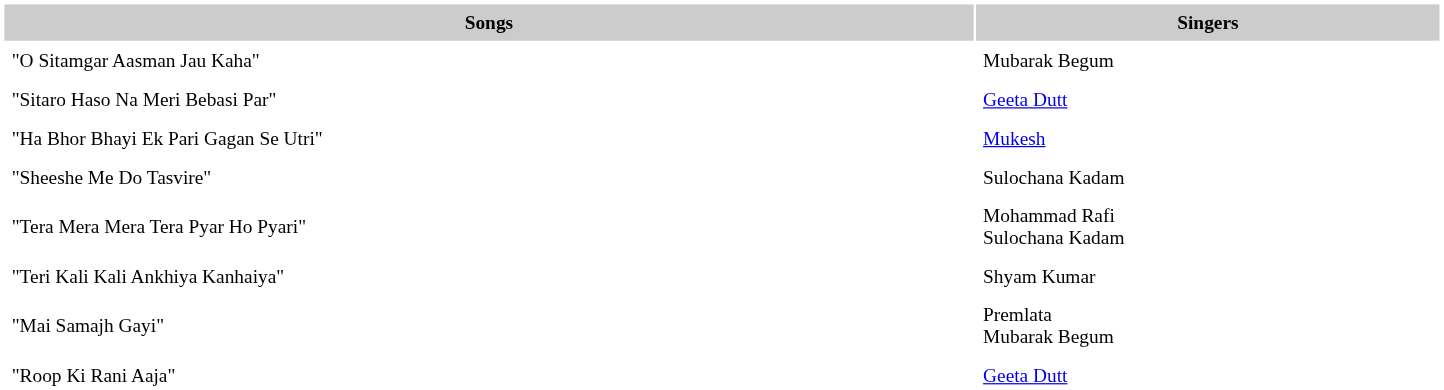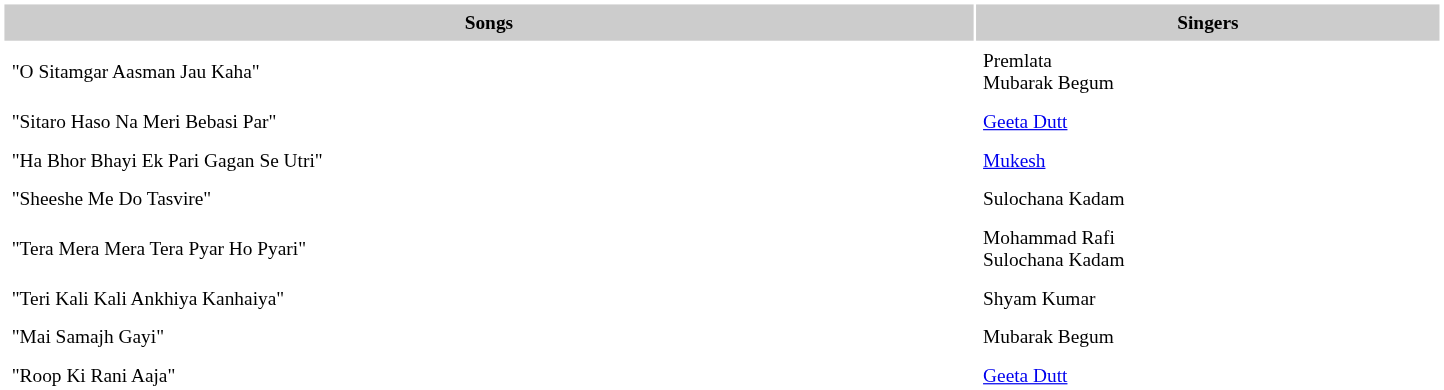(1048, 61) Mubarak Begum -> (1048, 72) Premlata Mubarak Begum
(1048, 326) Premlata Mubarak Begum -> (1048, 337) Mubarak Begum
